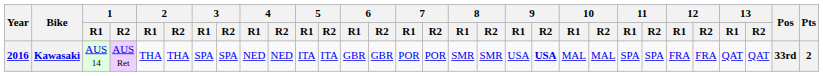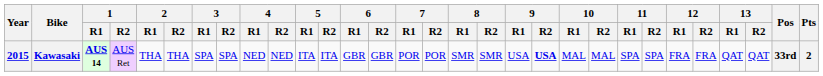(18, 56) 2016 -> (18, 56) 2015
(96, 56) normal -> (96, 56) bold
